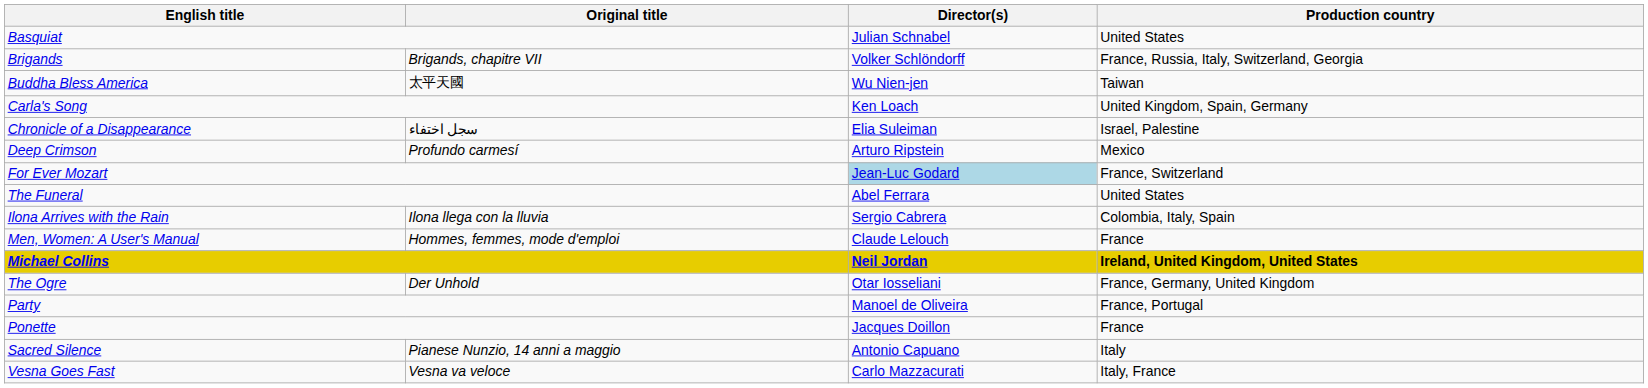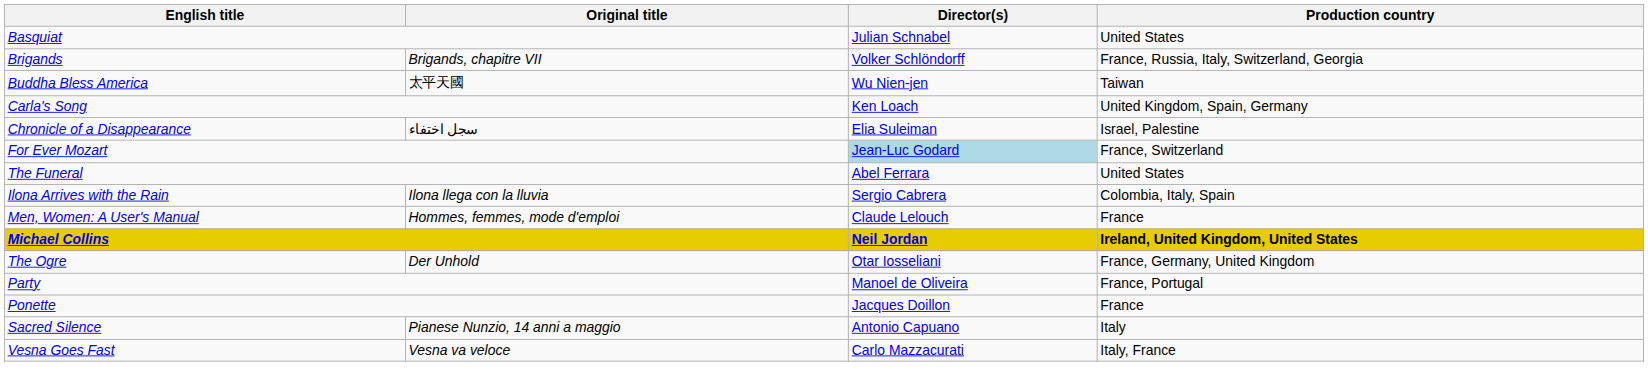- row: (52, 151)
